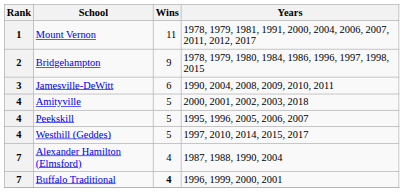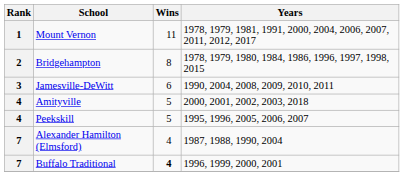(164, 63) 9 -> (164, 63) 8
- row: (73, 135)
